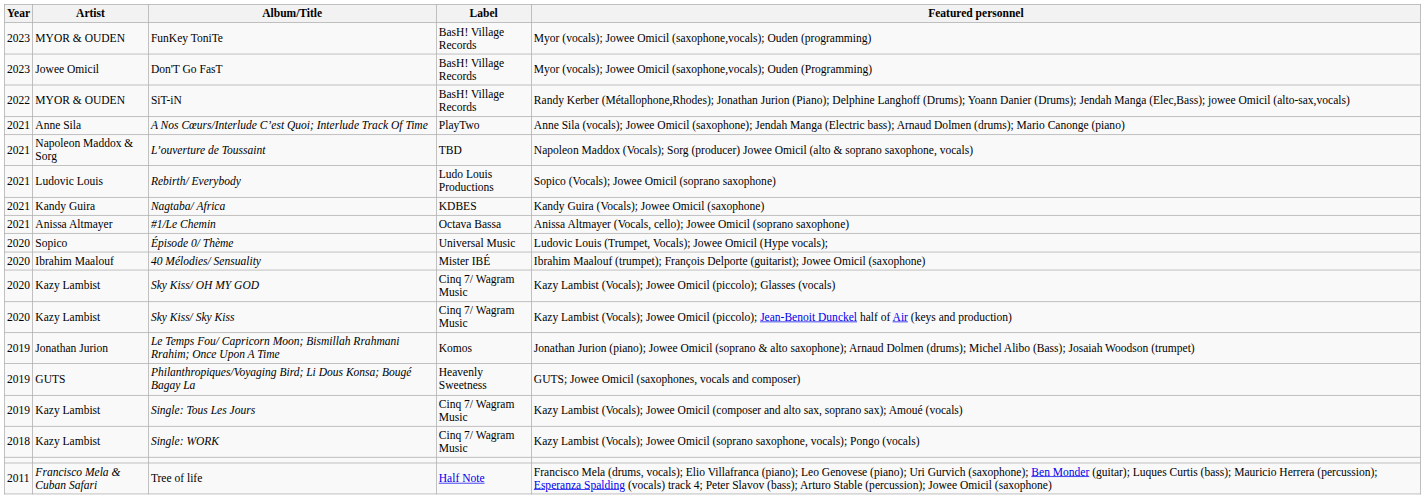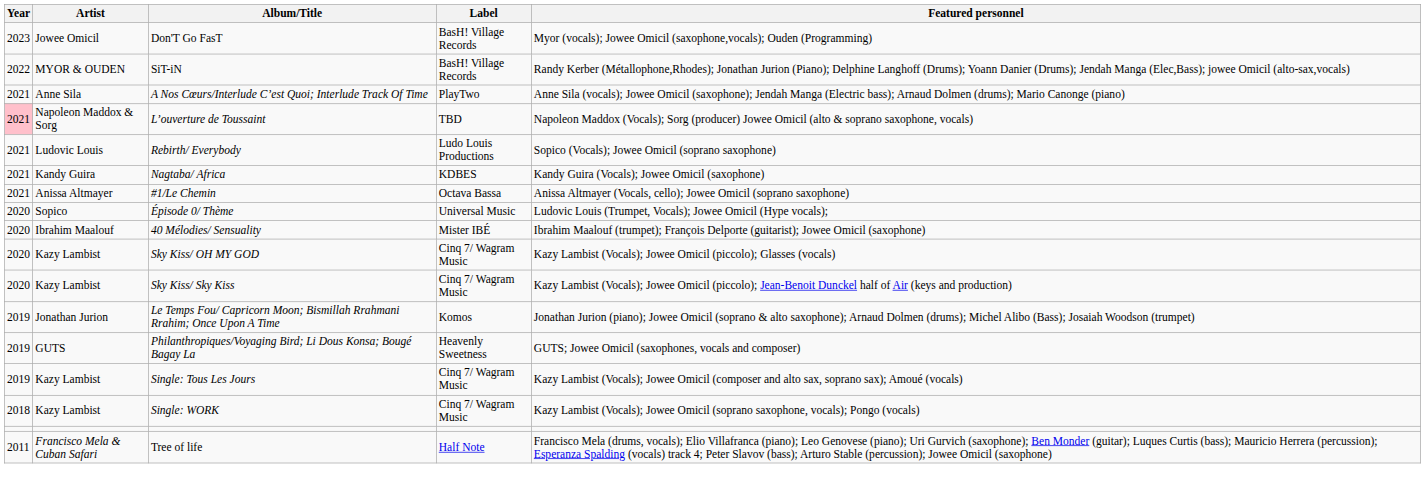- row: (187, 38)
(19, 150) no background -> (19, 119) pink background
